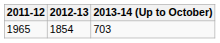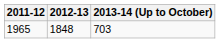(62, 29) 1854 -> (62, 29) 1848
